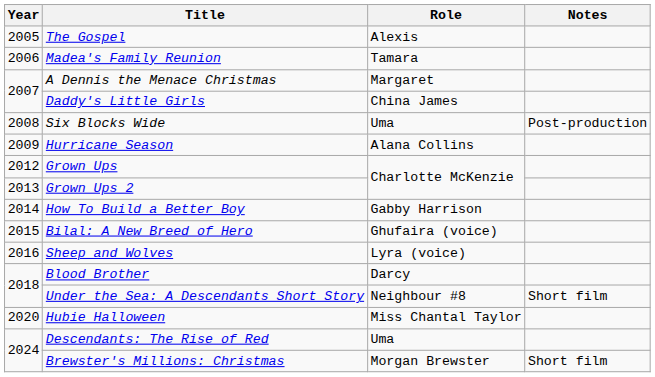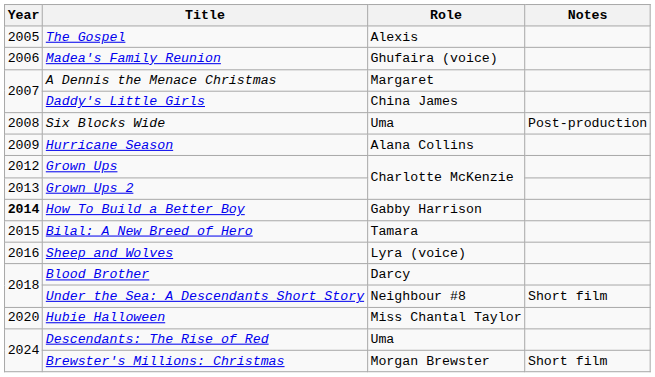(394, 59) Tamara -> (434, 59) Ghufaira (voice)
(24, 210) normal -> (24, 210) bold
(434, 231) Ghufaira (voice) -> (394, 231) Tamara
